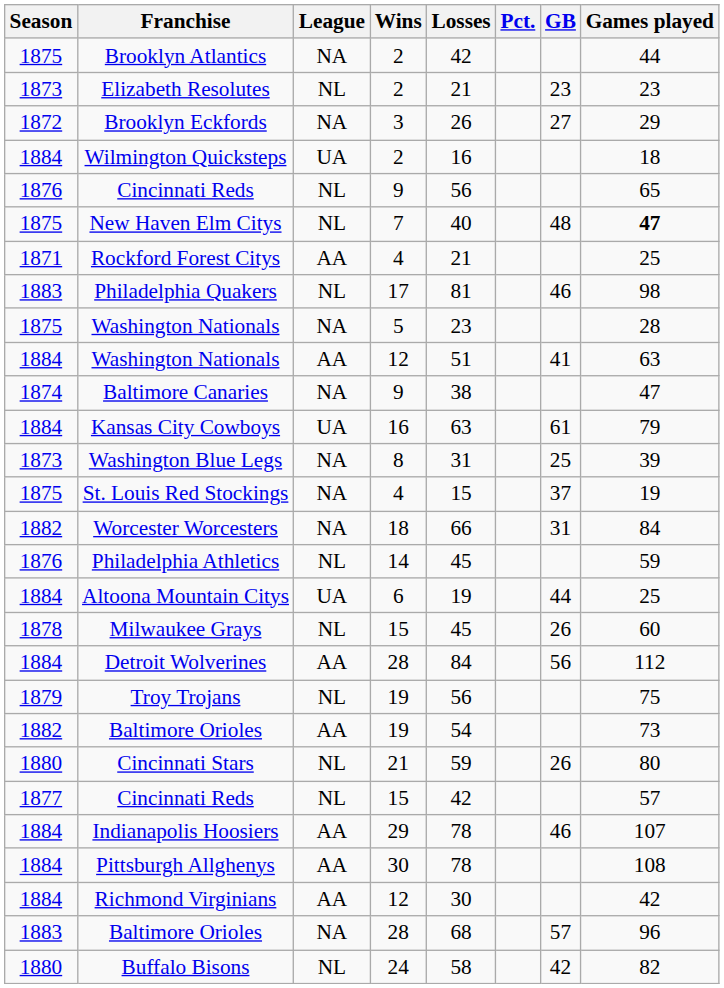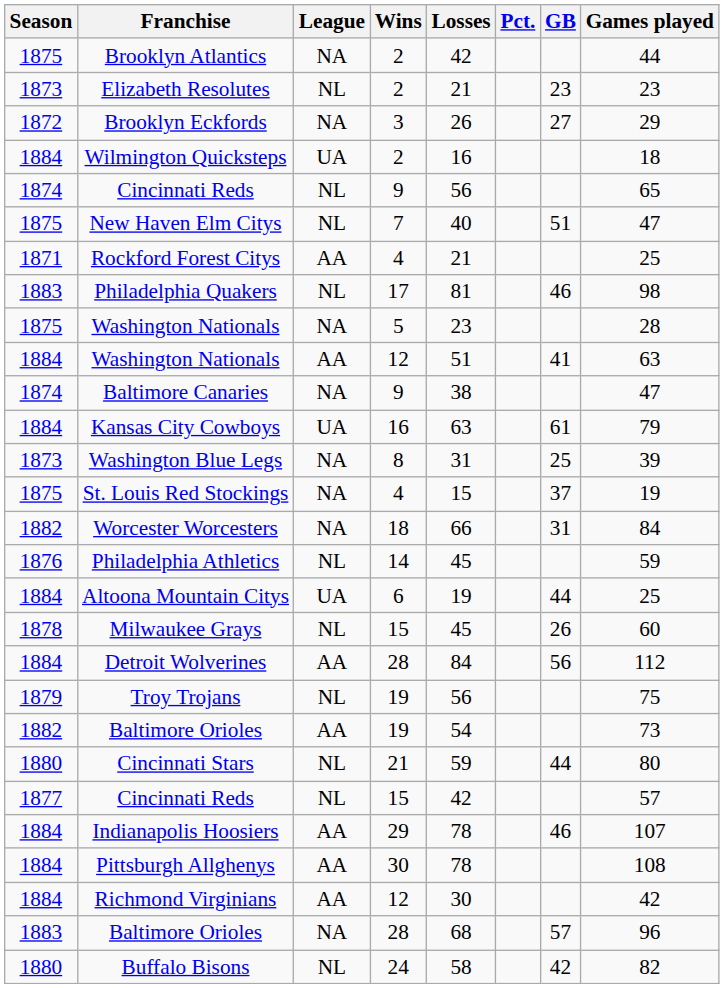(41, 190) 1876 -> (41, 190) 1874
(560, 223) 48 -> (560, 223) 51
(650, 223) bold -> (650, 223) normal
(560, 763) 26 -> (560, 763) 44
